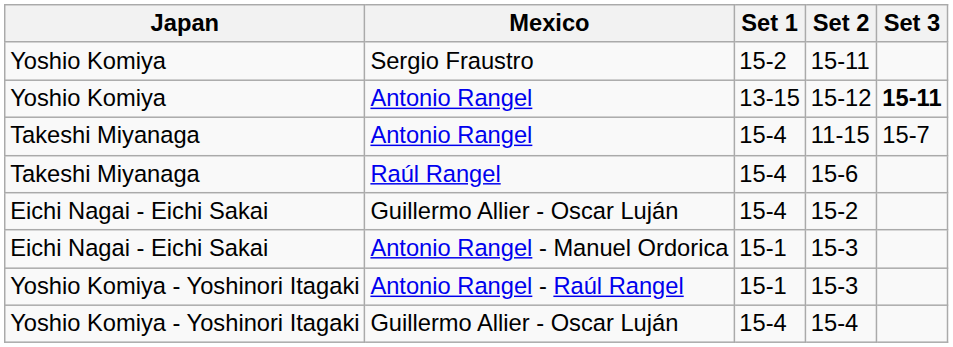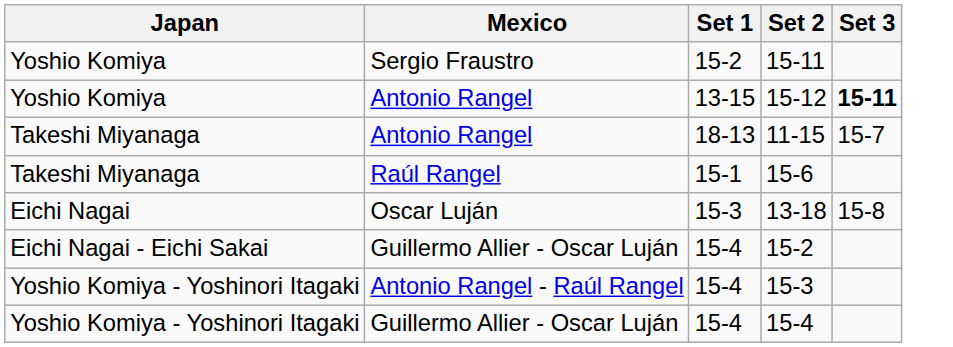(763, 135) 15-4 -> (725, 135) 18-13
(763, 173) 15-4 -> (718, 173) 15-1
+ row: (434, 211)
- row: (549, 248)
(763, 286) 15-1 -> (718, 286) 15-4
